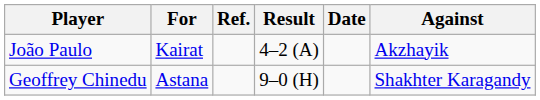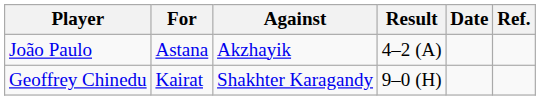columns swapped: (452, 19) <-> (234, 19)
(179, 49) Kairat -> (182, 49) Astana
(182, 79) Astana -> (179, 79) Kairat
